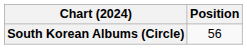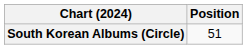(215, 34) 56 -> (215, 34) 51
